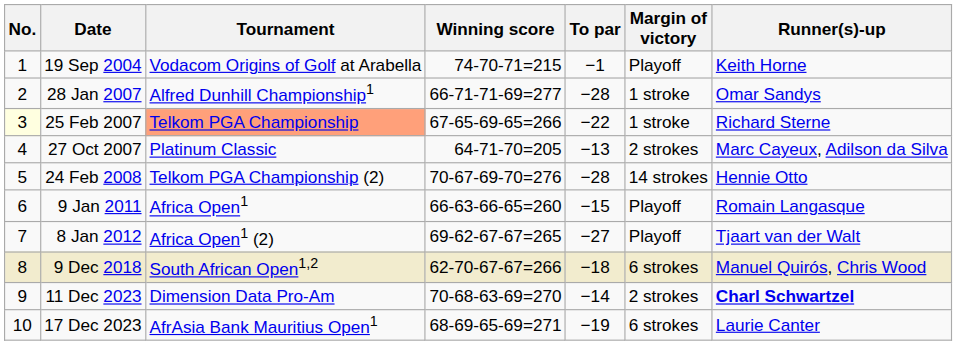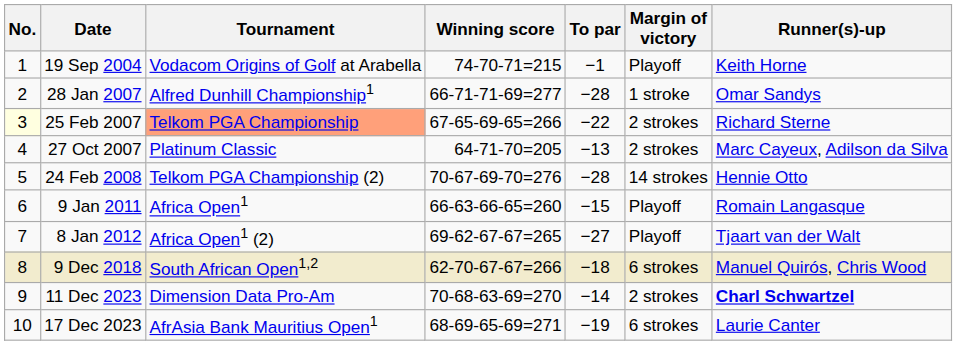(659, 123) 1 stroke -> (664, 123) 2 strokes
